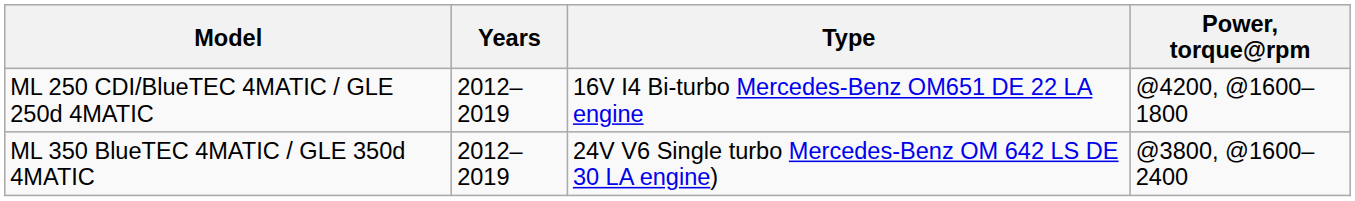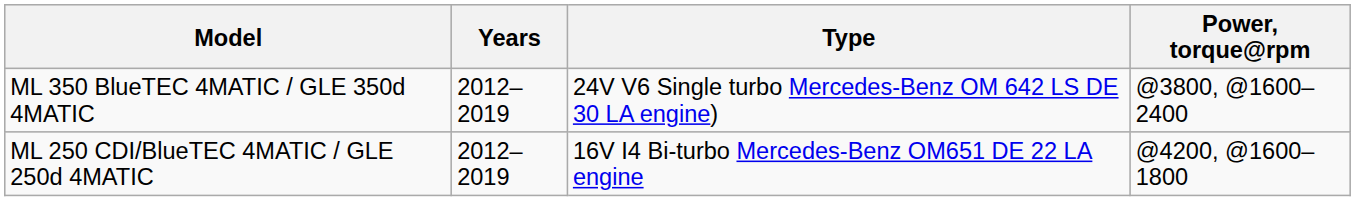rows swapped: (202, 100) <-> (208, 164)
